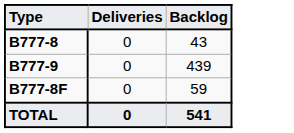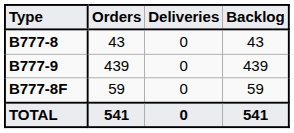+ column: (117, 17)
